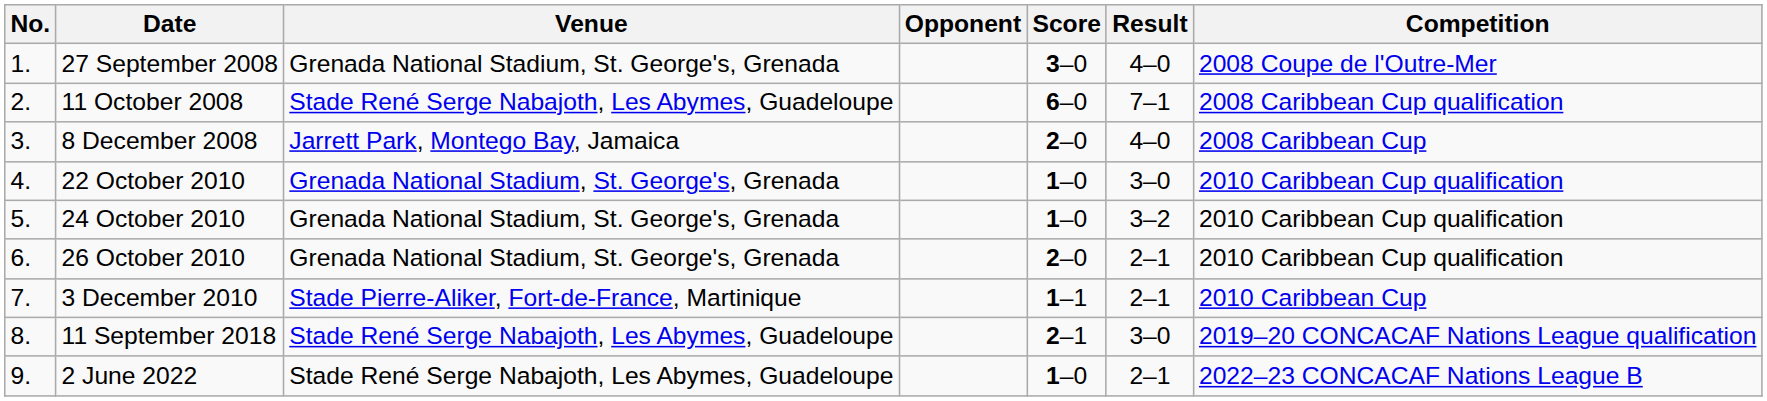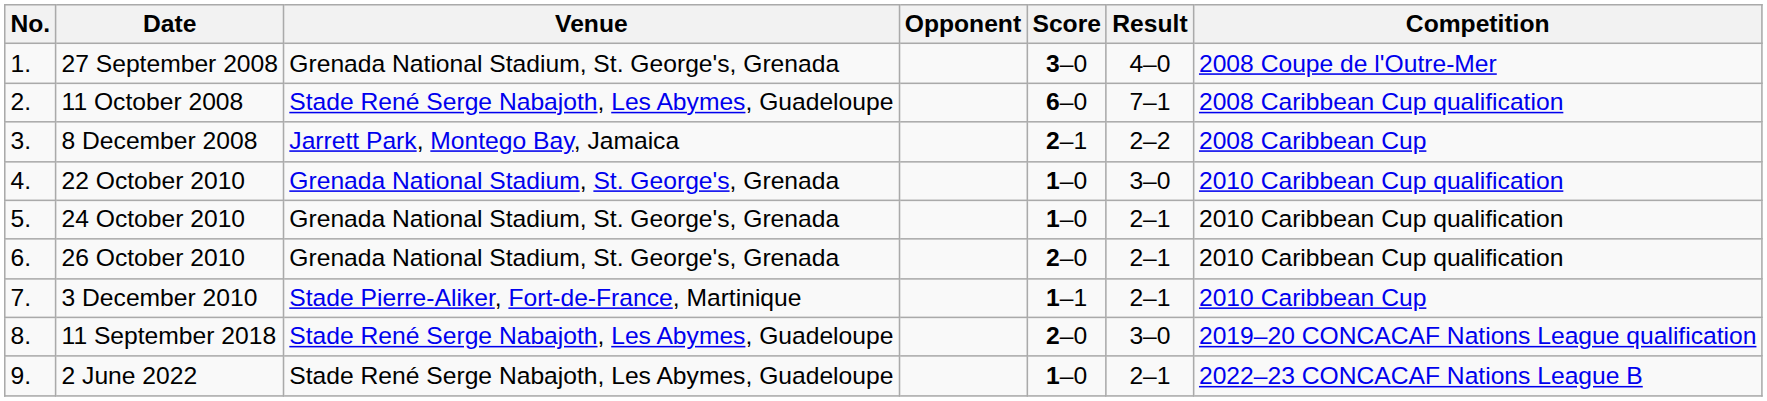(1067, 141) 2–0 -> (1067, 141) 2–1
(1150, 141) 4–0 -> (1150, 141) 2–2
(1150, 219) 3–2 -> (1150, 219) 2–1
(1067, 336) 2–1 -> (1067, 336) 2–0
